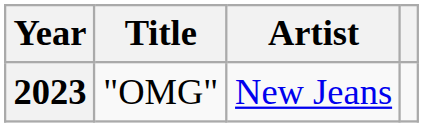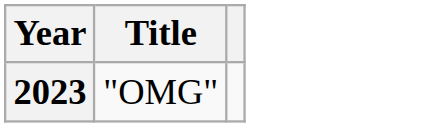- column: (314, 33)
